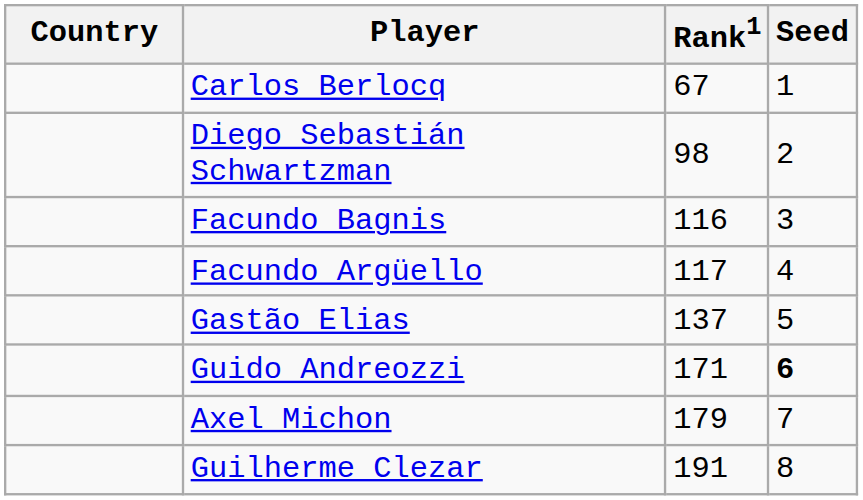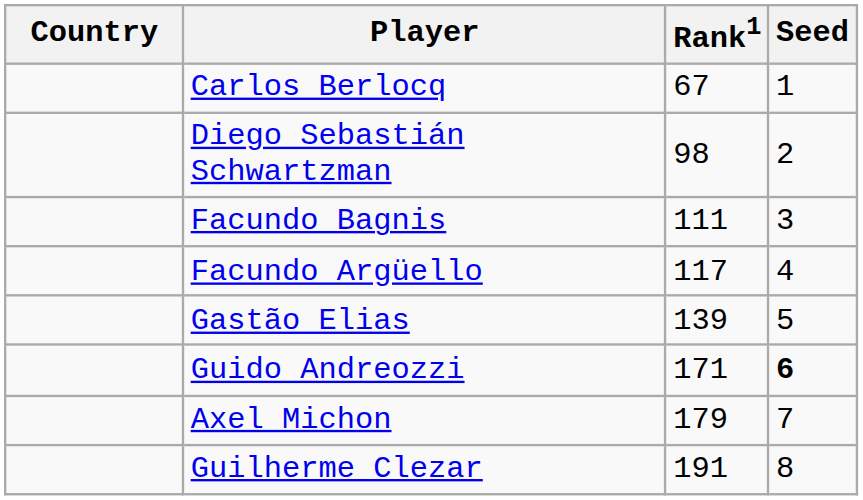(701, 222) 116 -> (701, 222) 111
(701, 321) 137 -> (701, 321) 139
